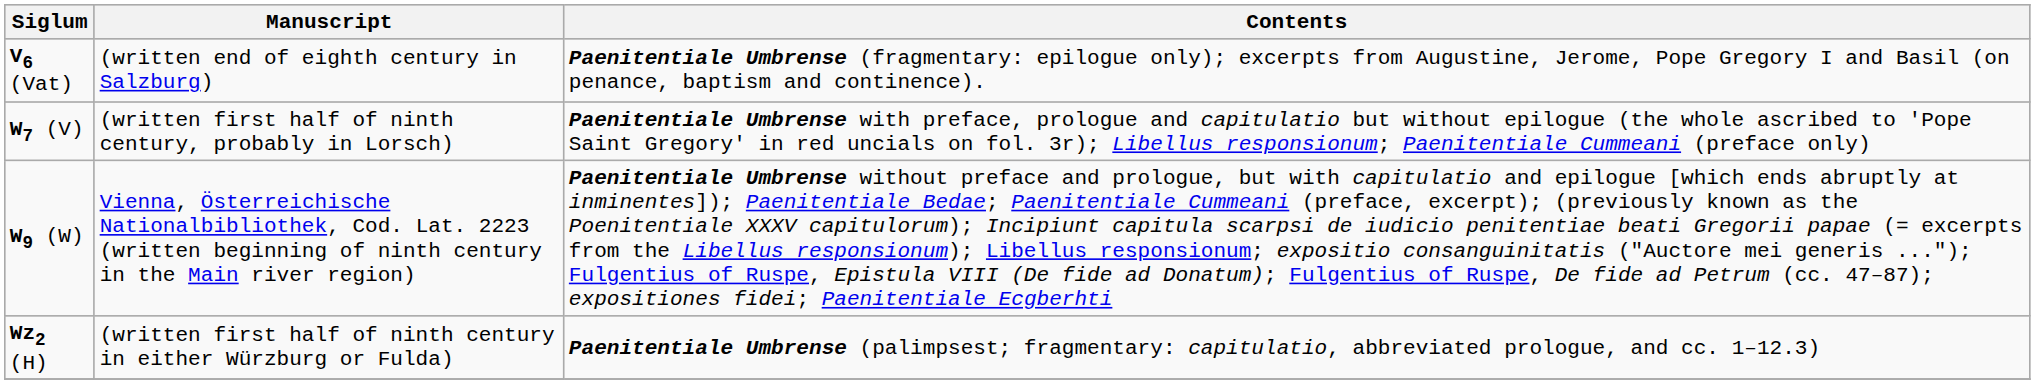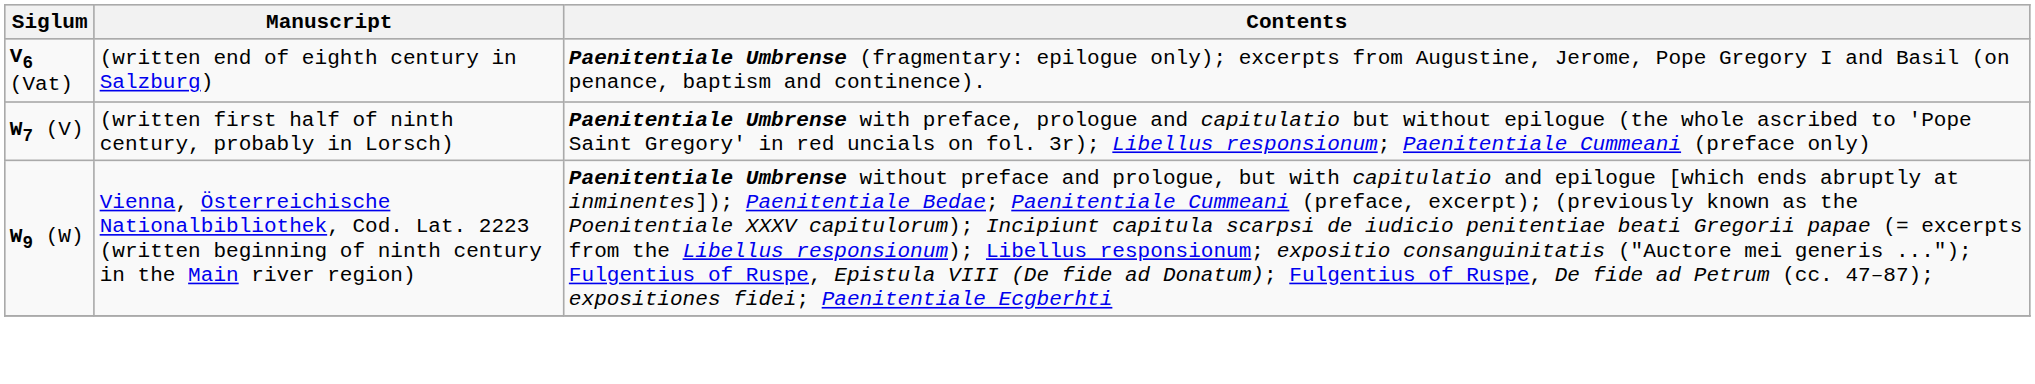- row: (29, 348)
